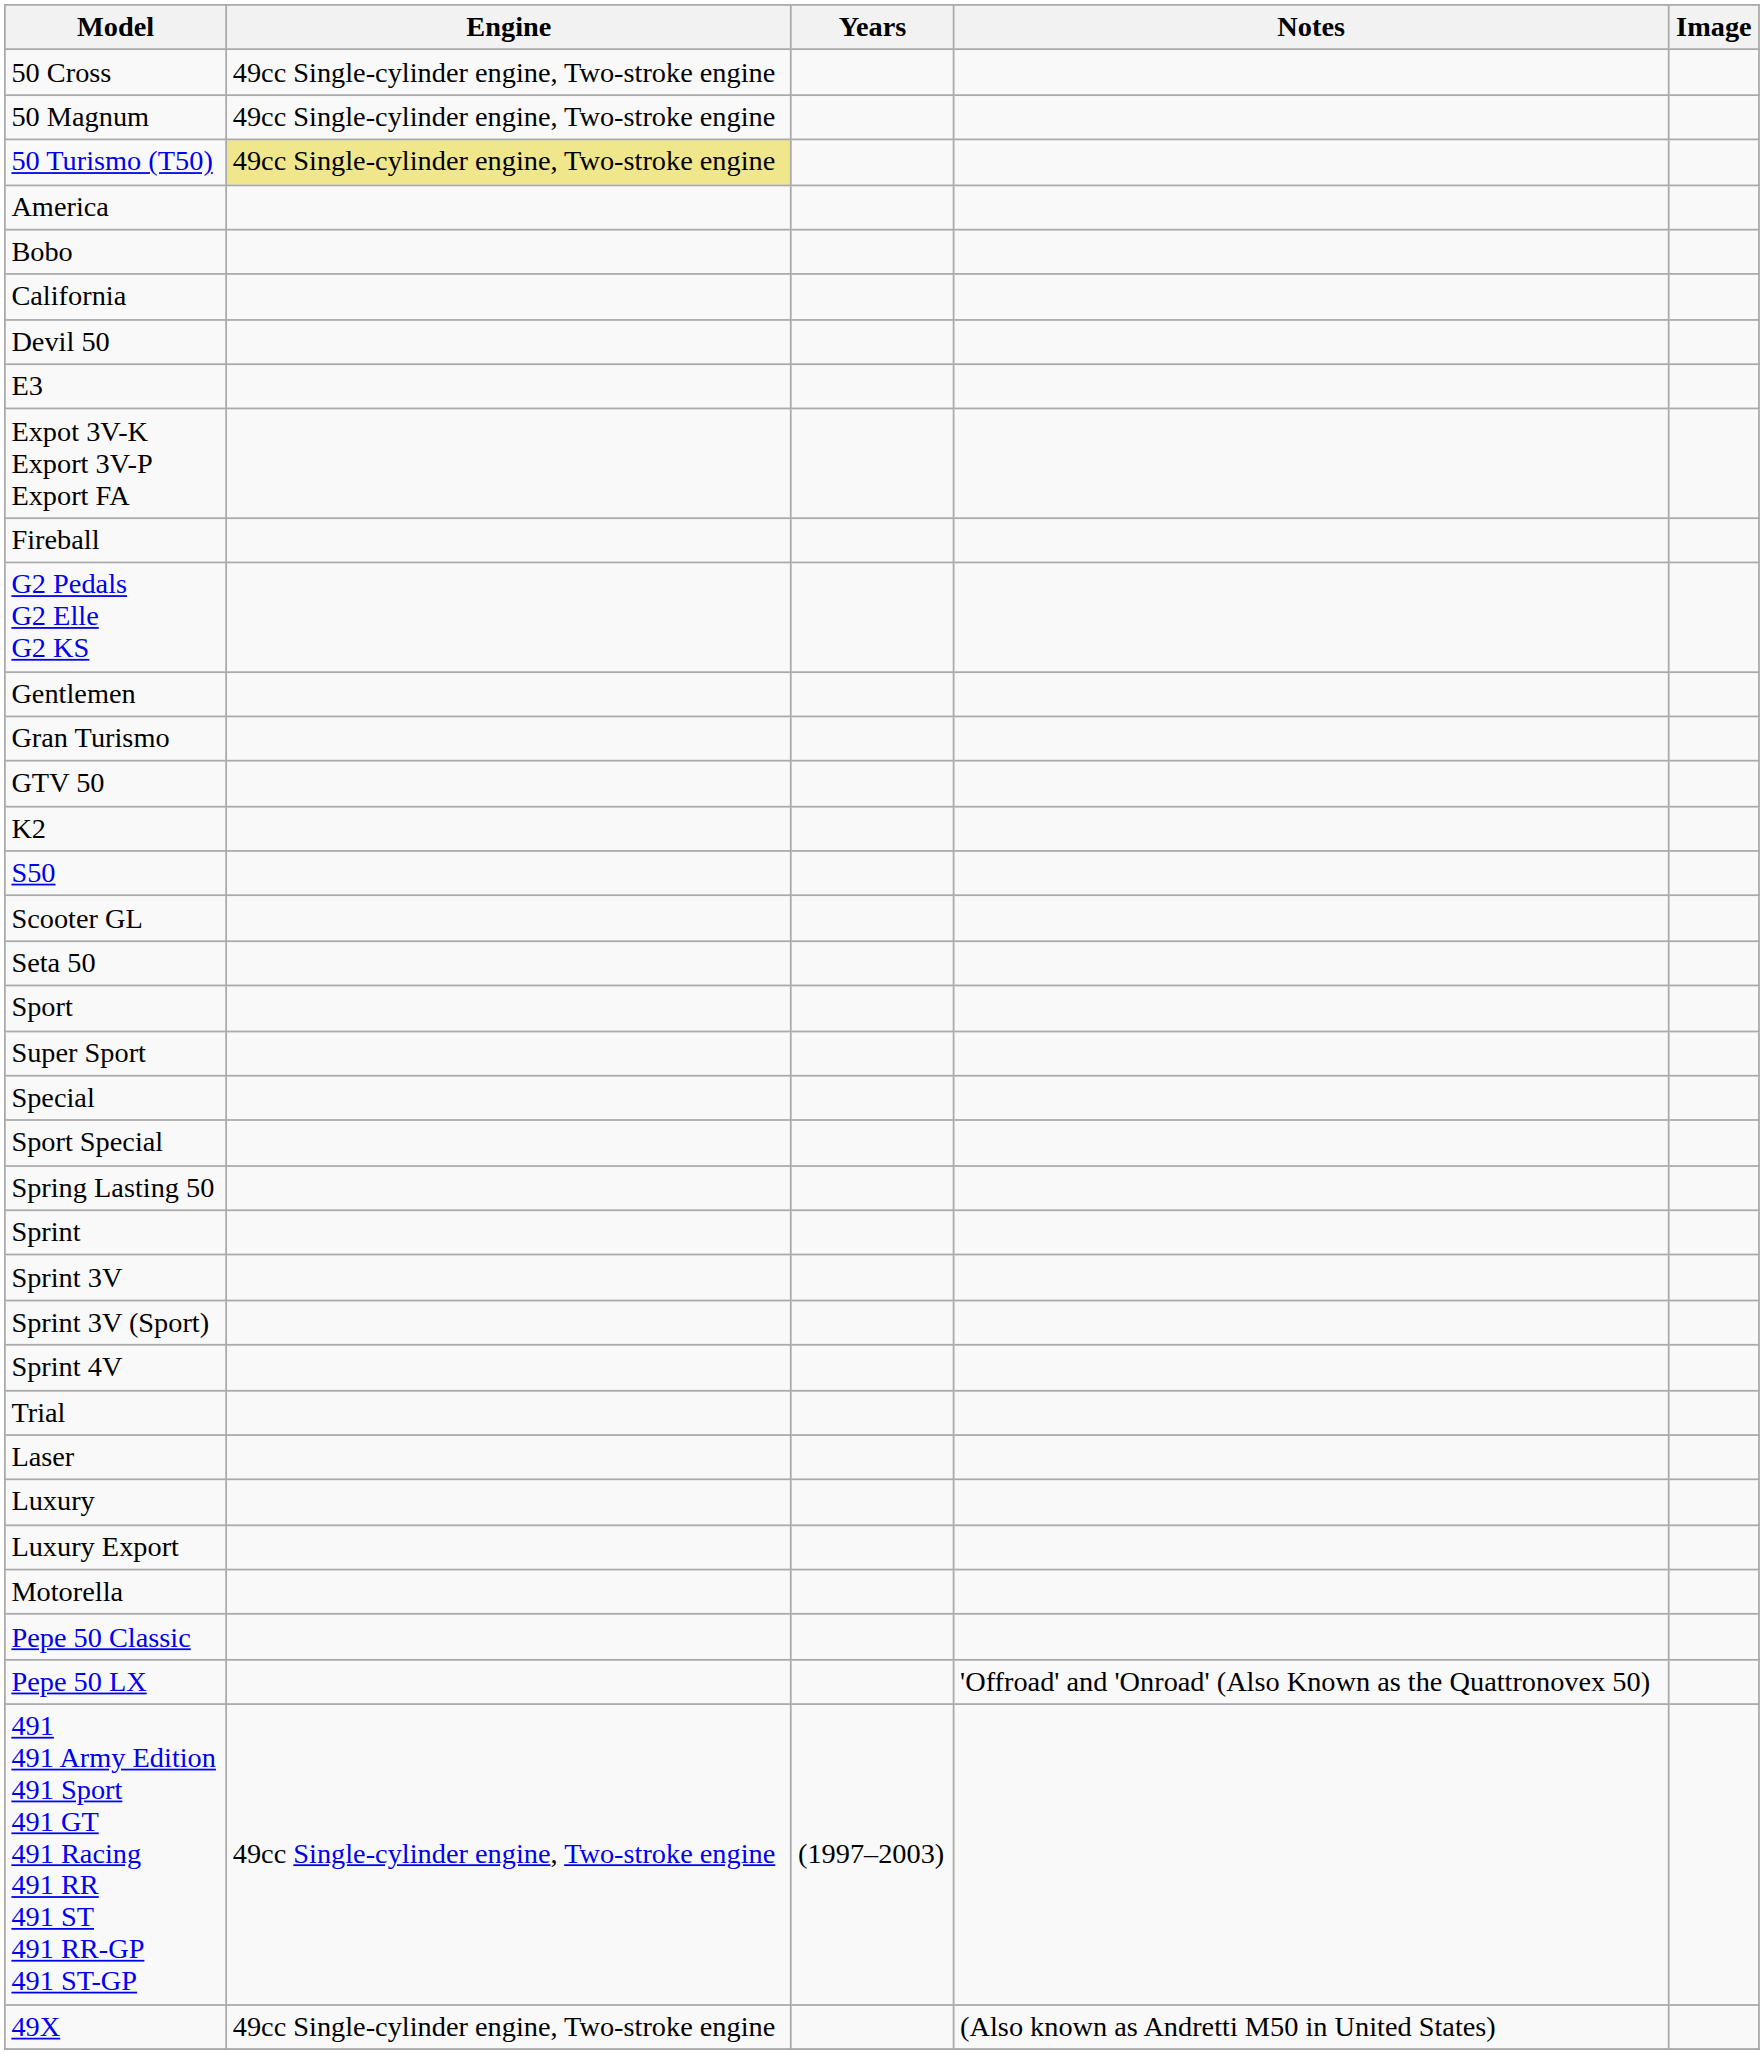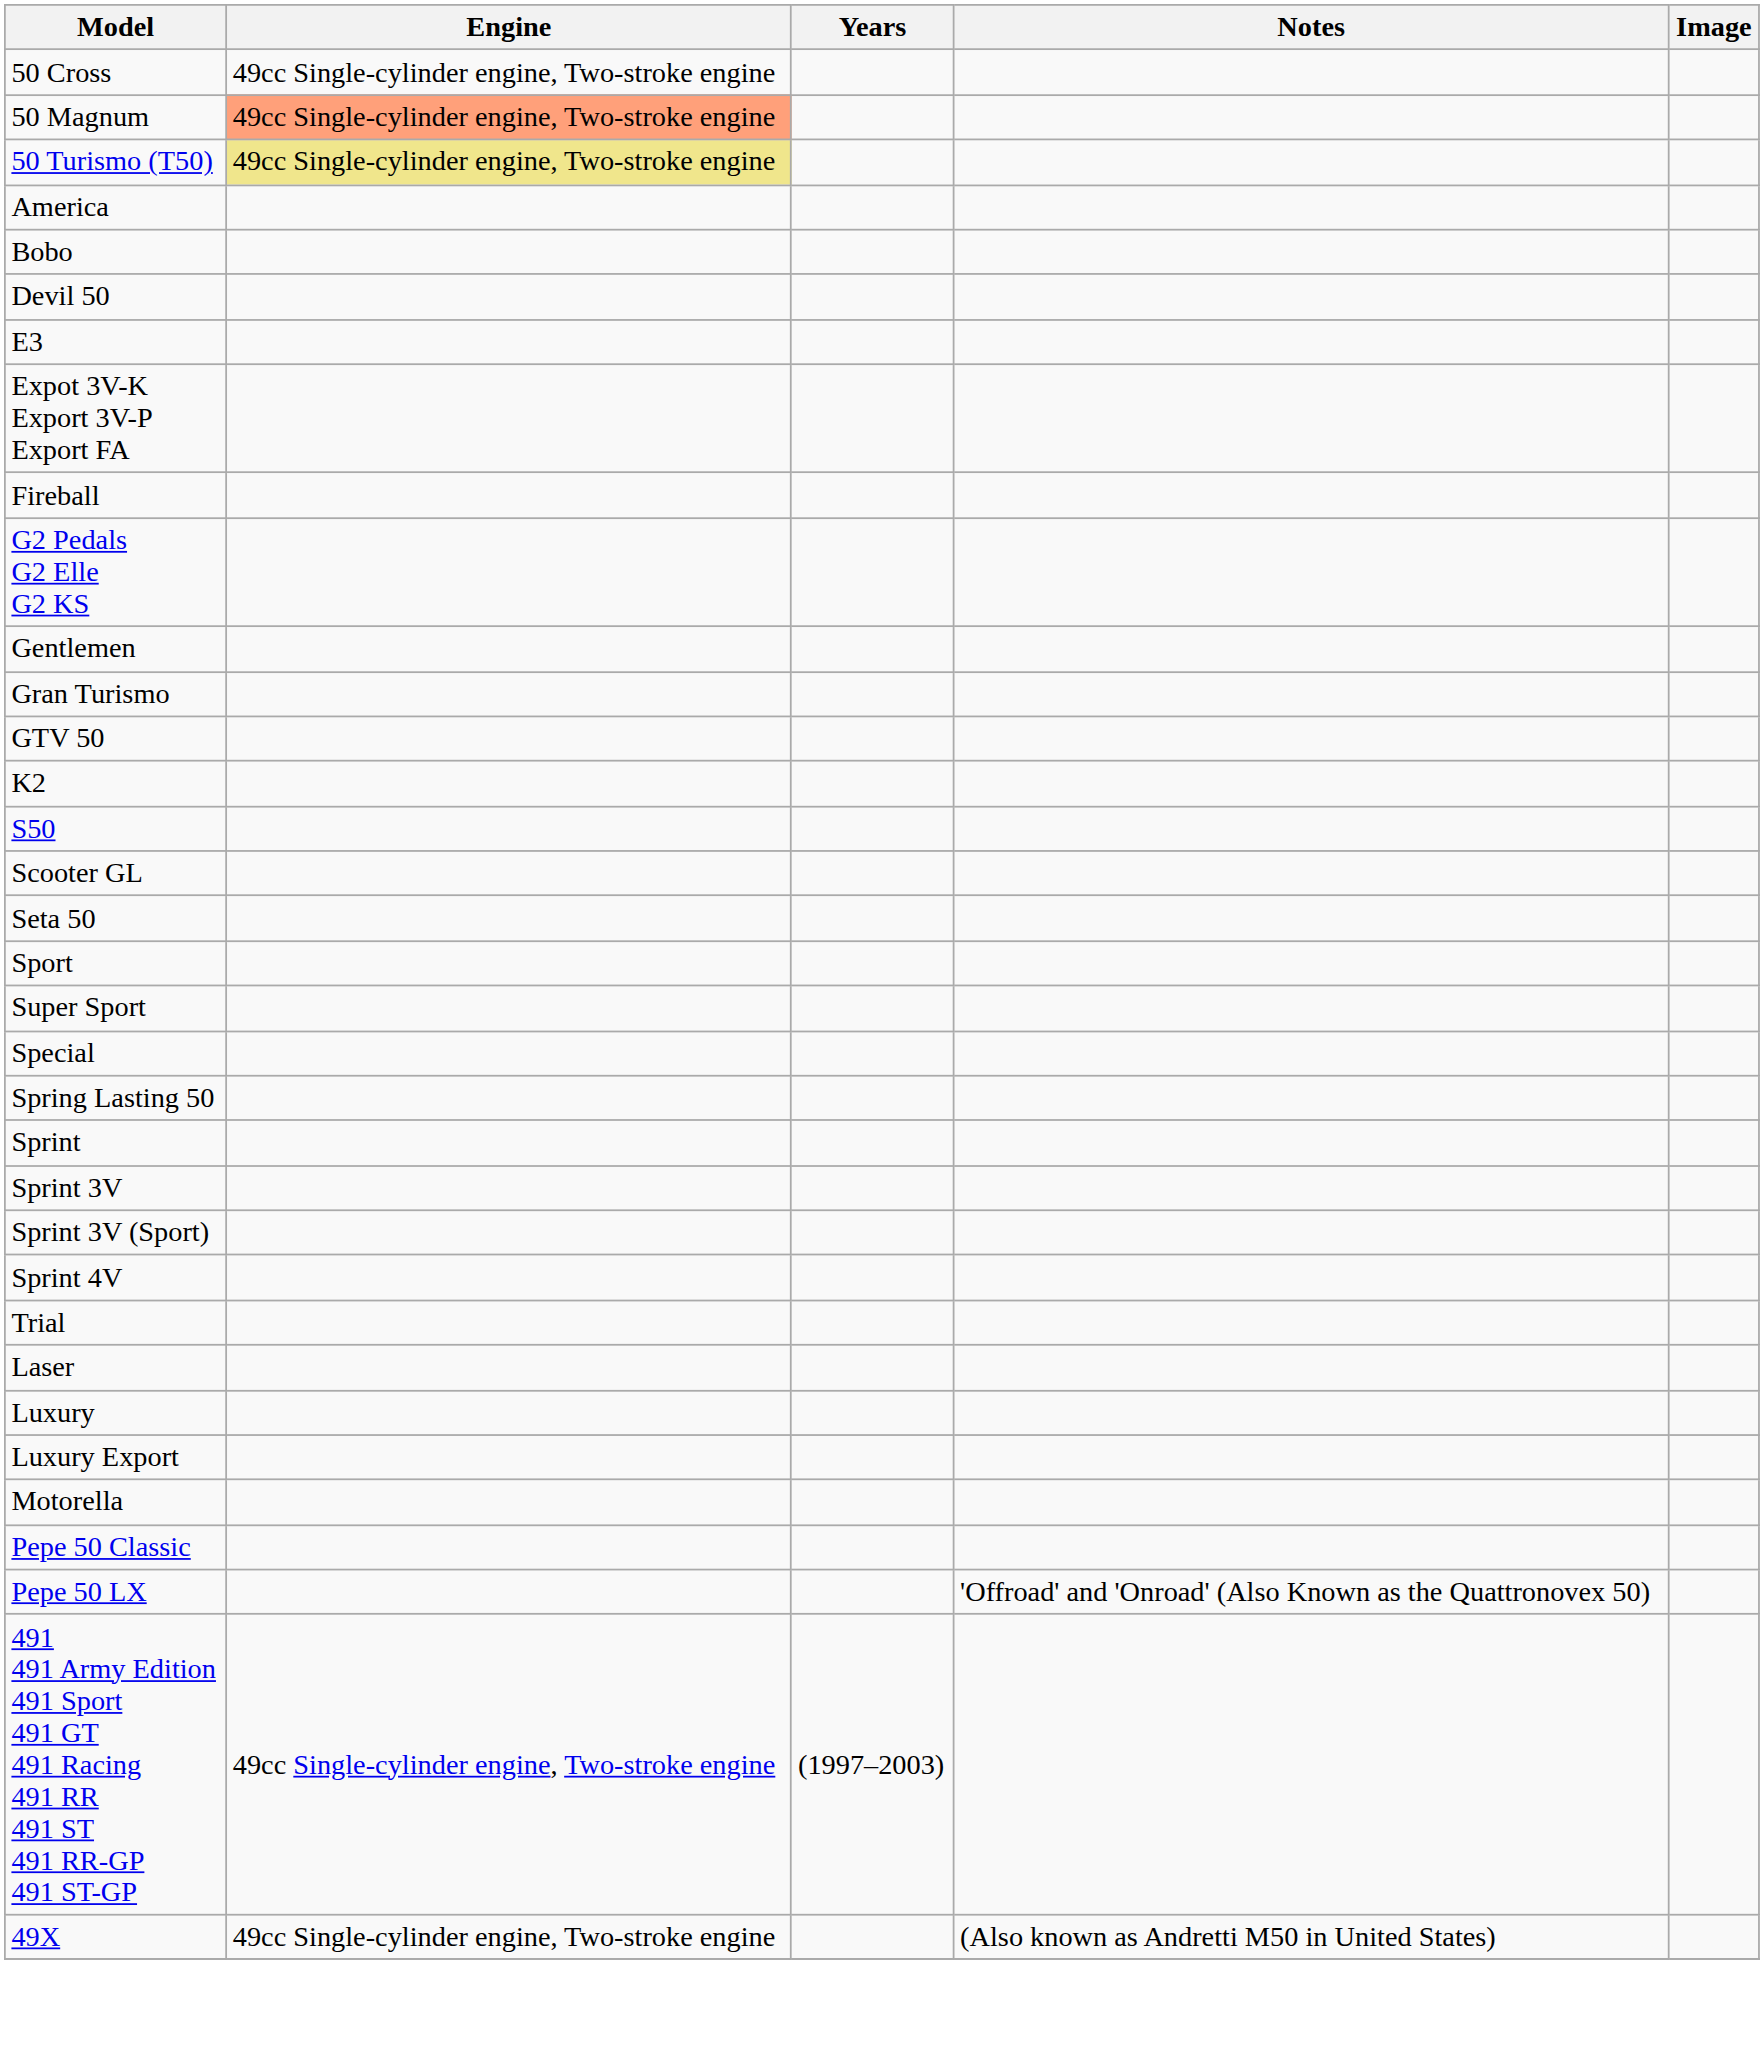(504, 116) no background -> (504, 116) lightsalmon background
- row: (69, 296)
- row: (87, 1142)
